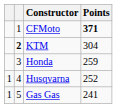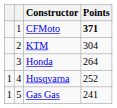(19, 46) bold -> (19, 46) normal
(91, 62) 259 -> (91, 62) 264
